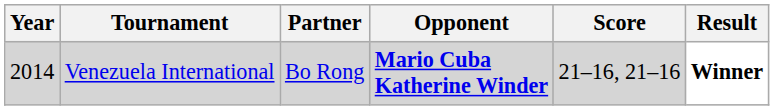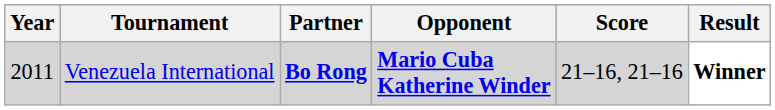(32, 72) 2014 -> (32, 72) 2011
(325, 72) normal -> (326, 72) bold
